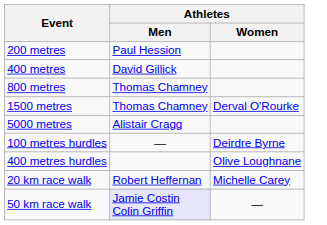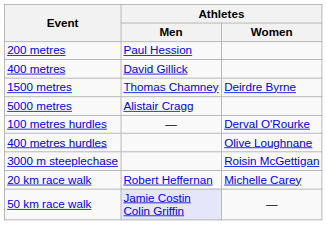- row: (36, 88)
(256, 106) Derval O'Rourke -> (260, 88) Deirdre Byrne
(249, 143) Deirdre Byrne -> (267, 125) Derval O'Rourke
+ row: (63, 161)
